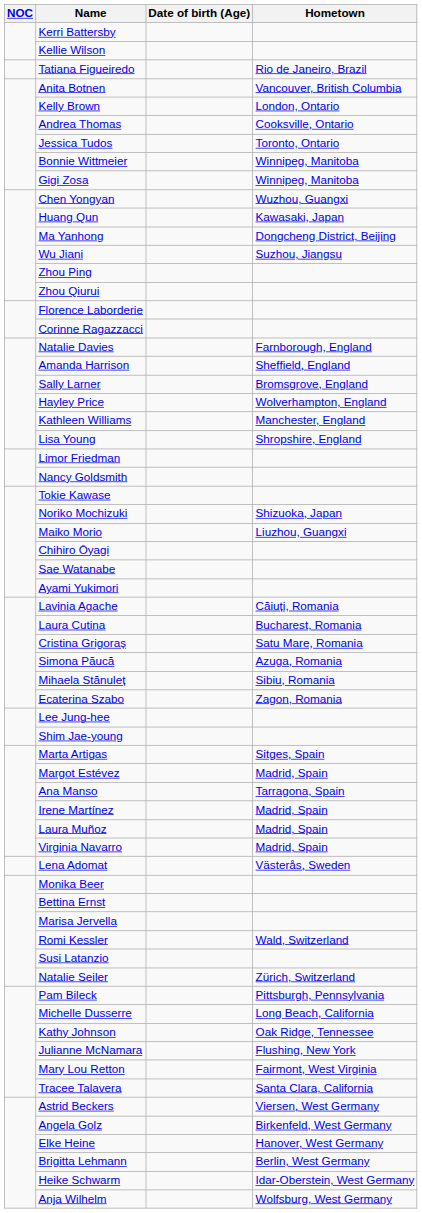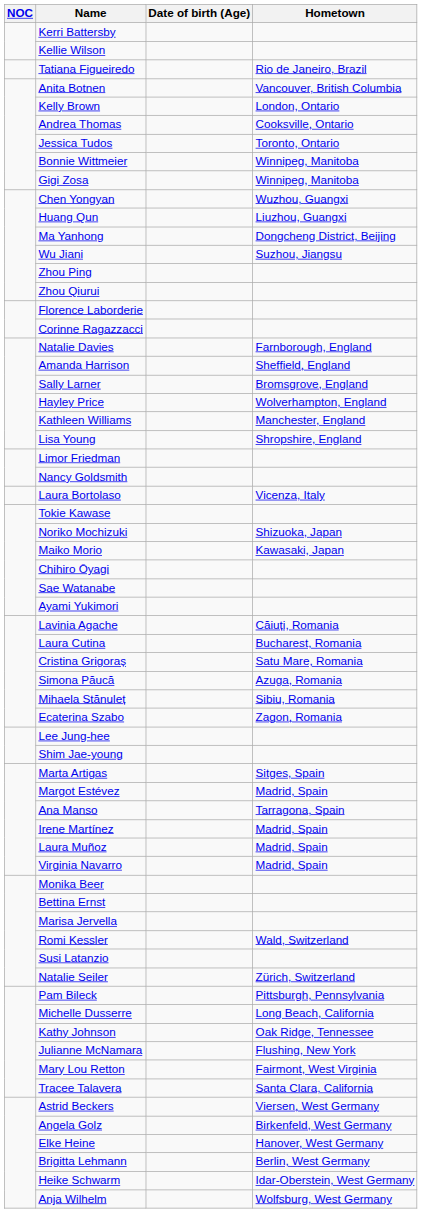(300, 217) Kawasaki, Japan -> (301, 217) Liuzhou, Guangxi
+ row: (80, 495)
(301, 532) Liuzhou, Guangxi -> (300, 550) Kawasaki, Japan
- row: (73, 865)
